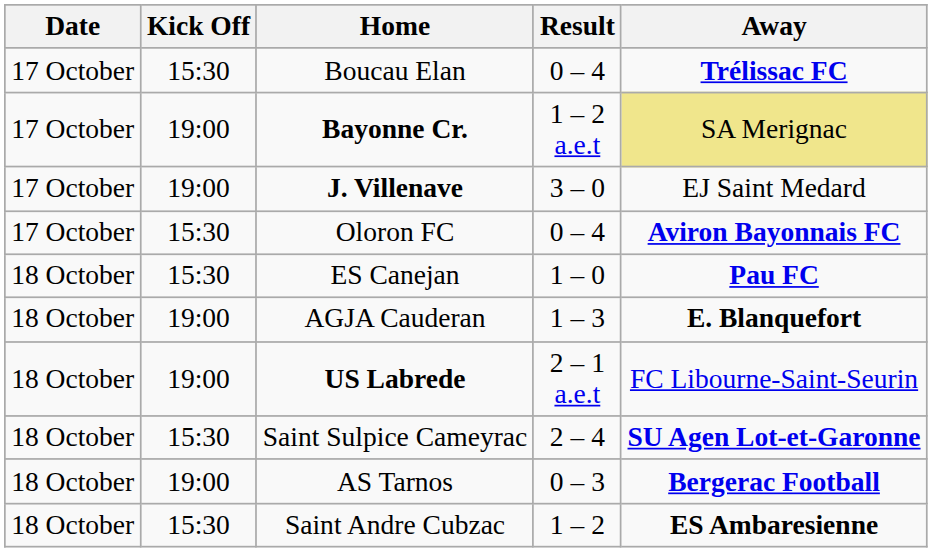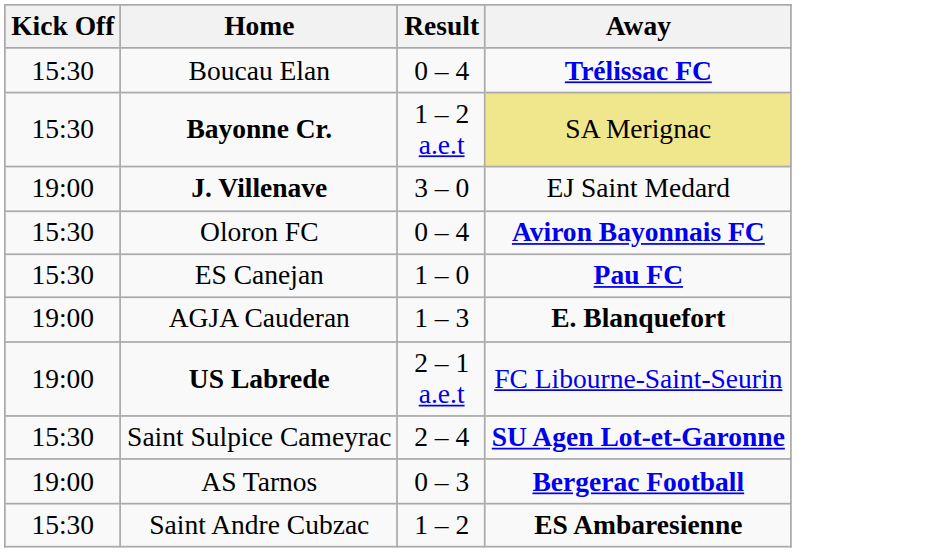- column: (73, 26)
(199, 129) 19:00 -> (63, 129) 15:30
